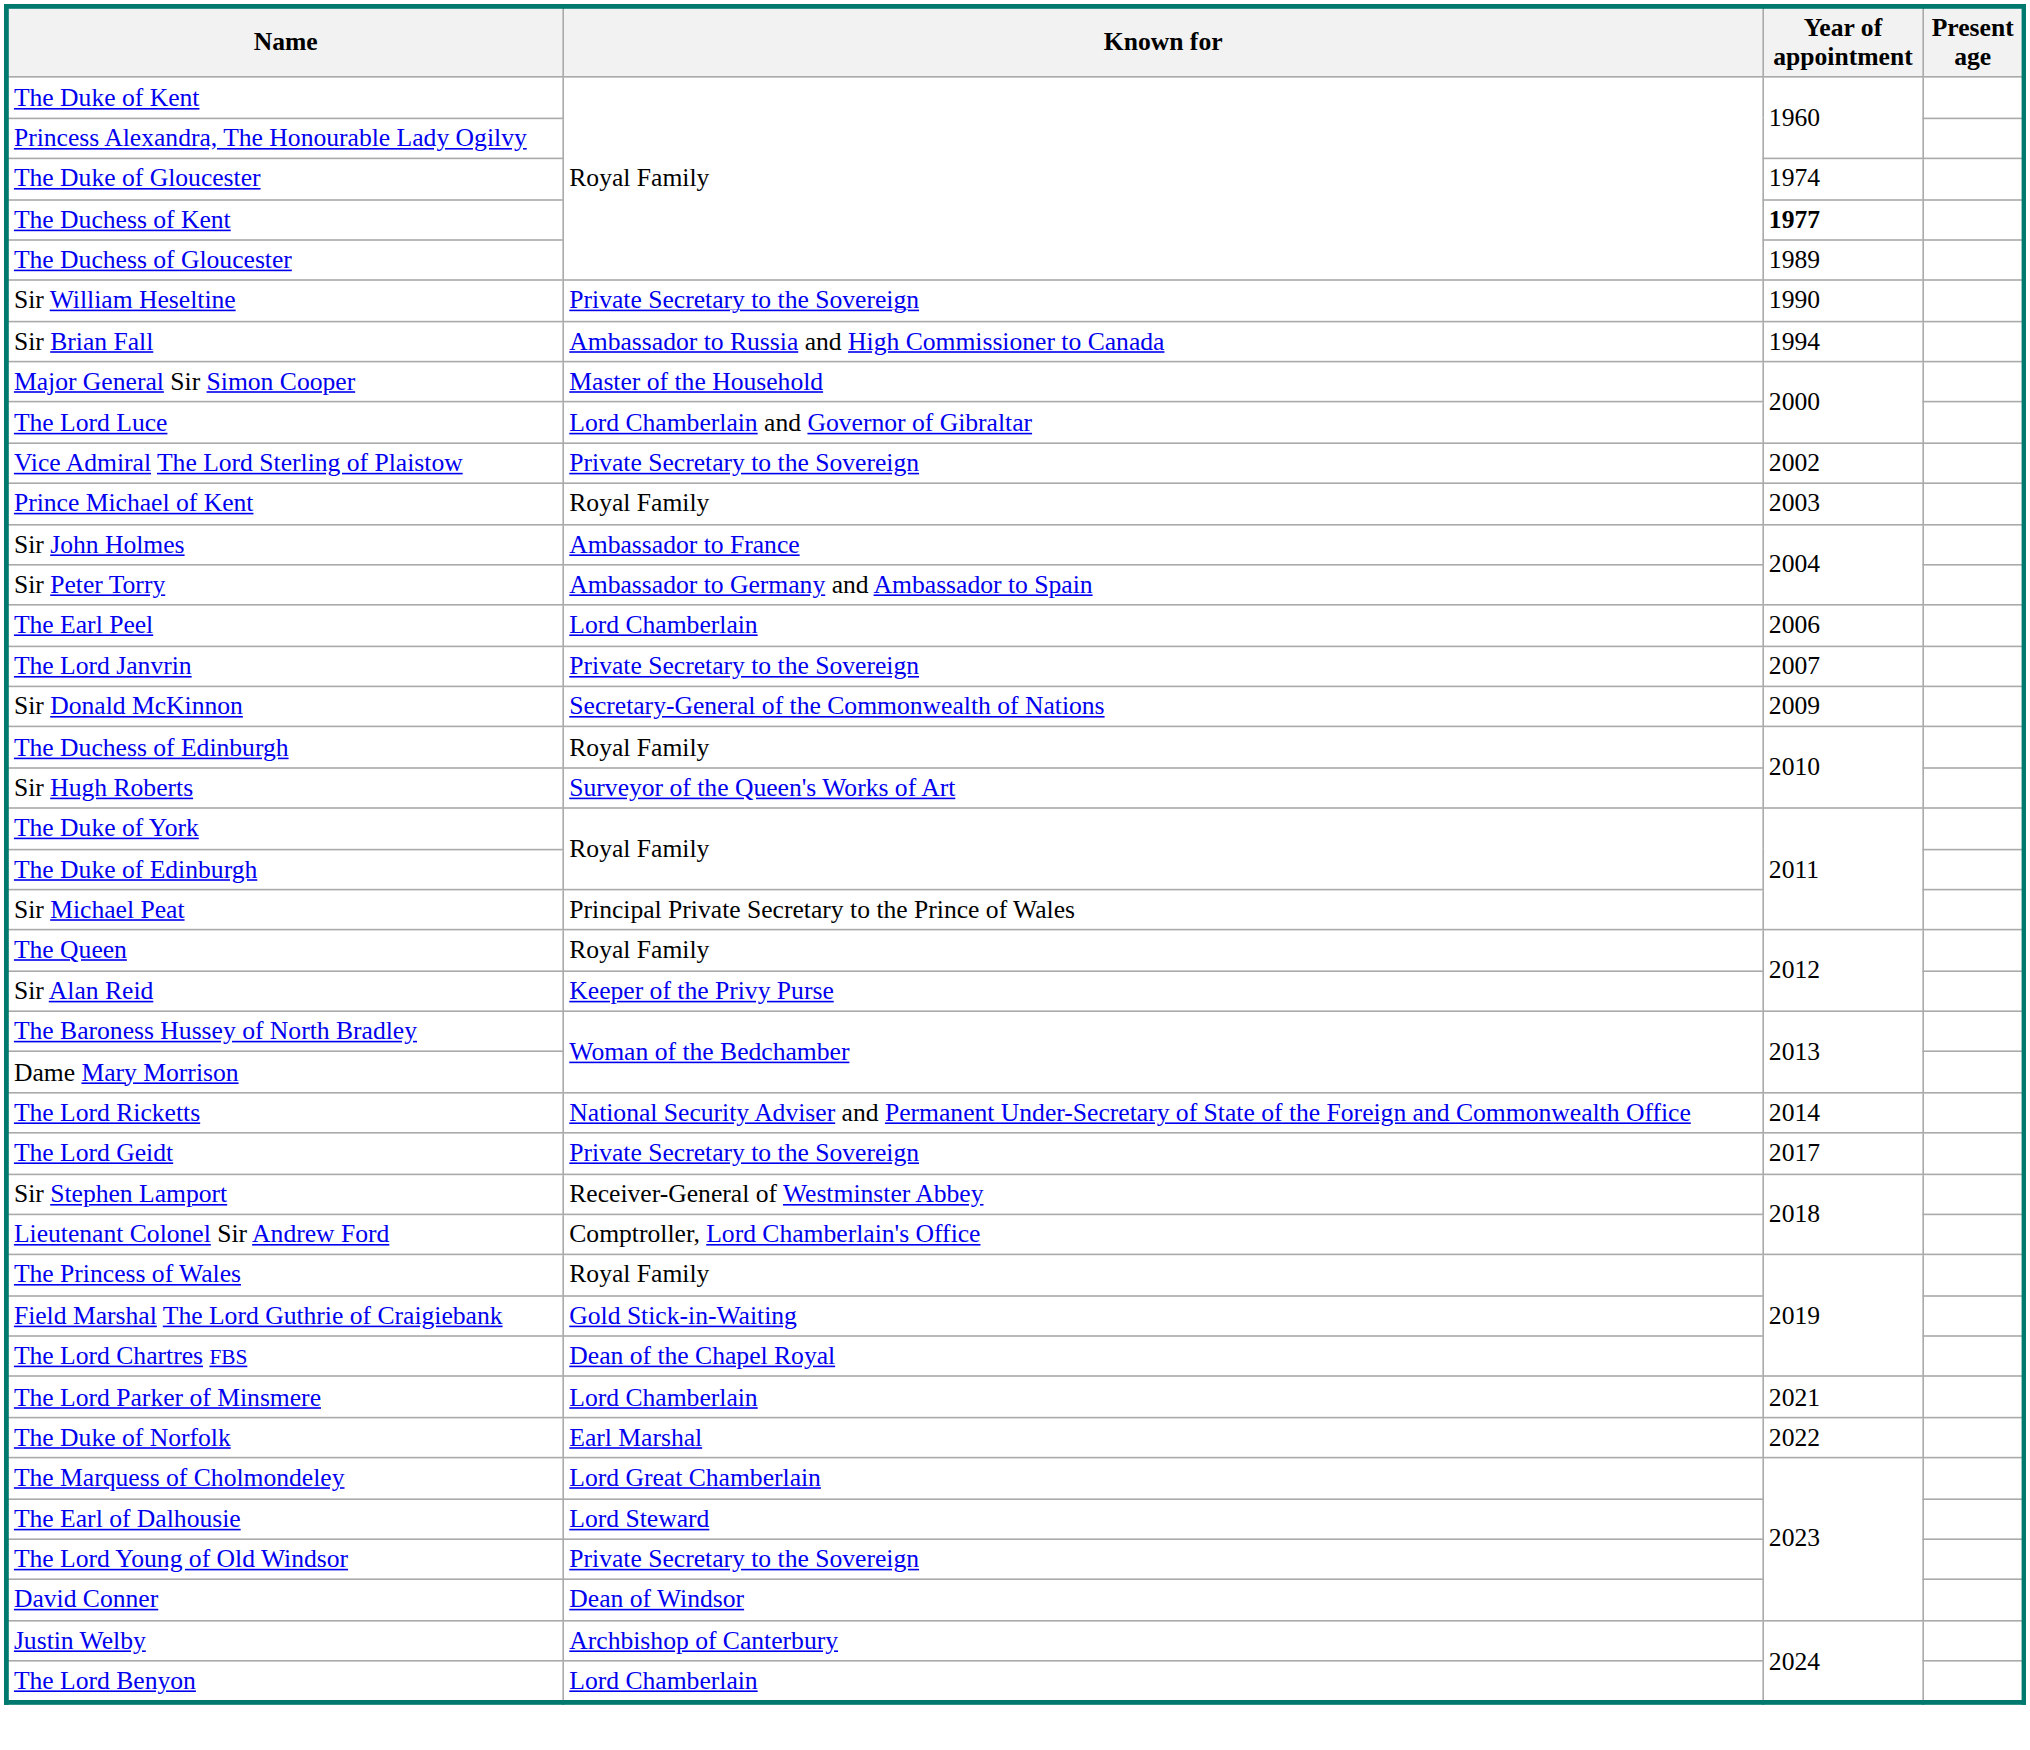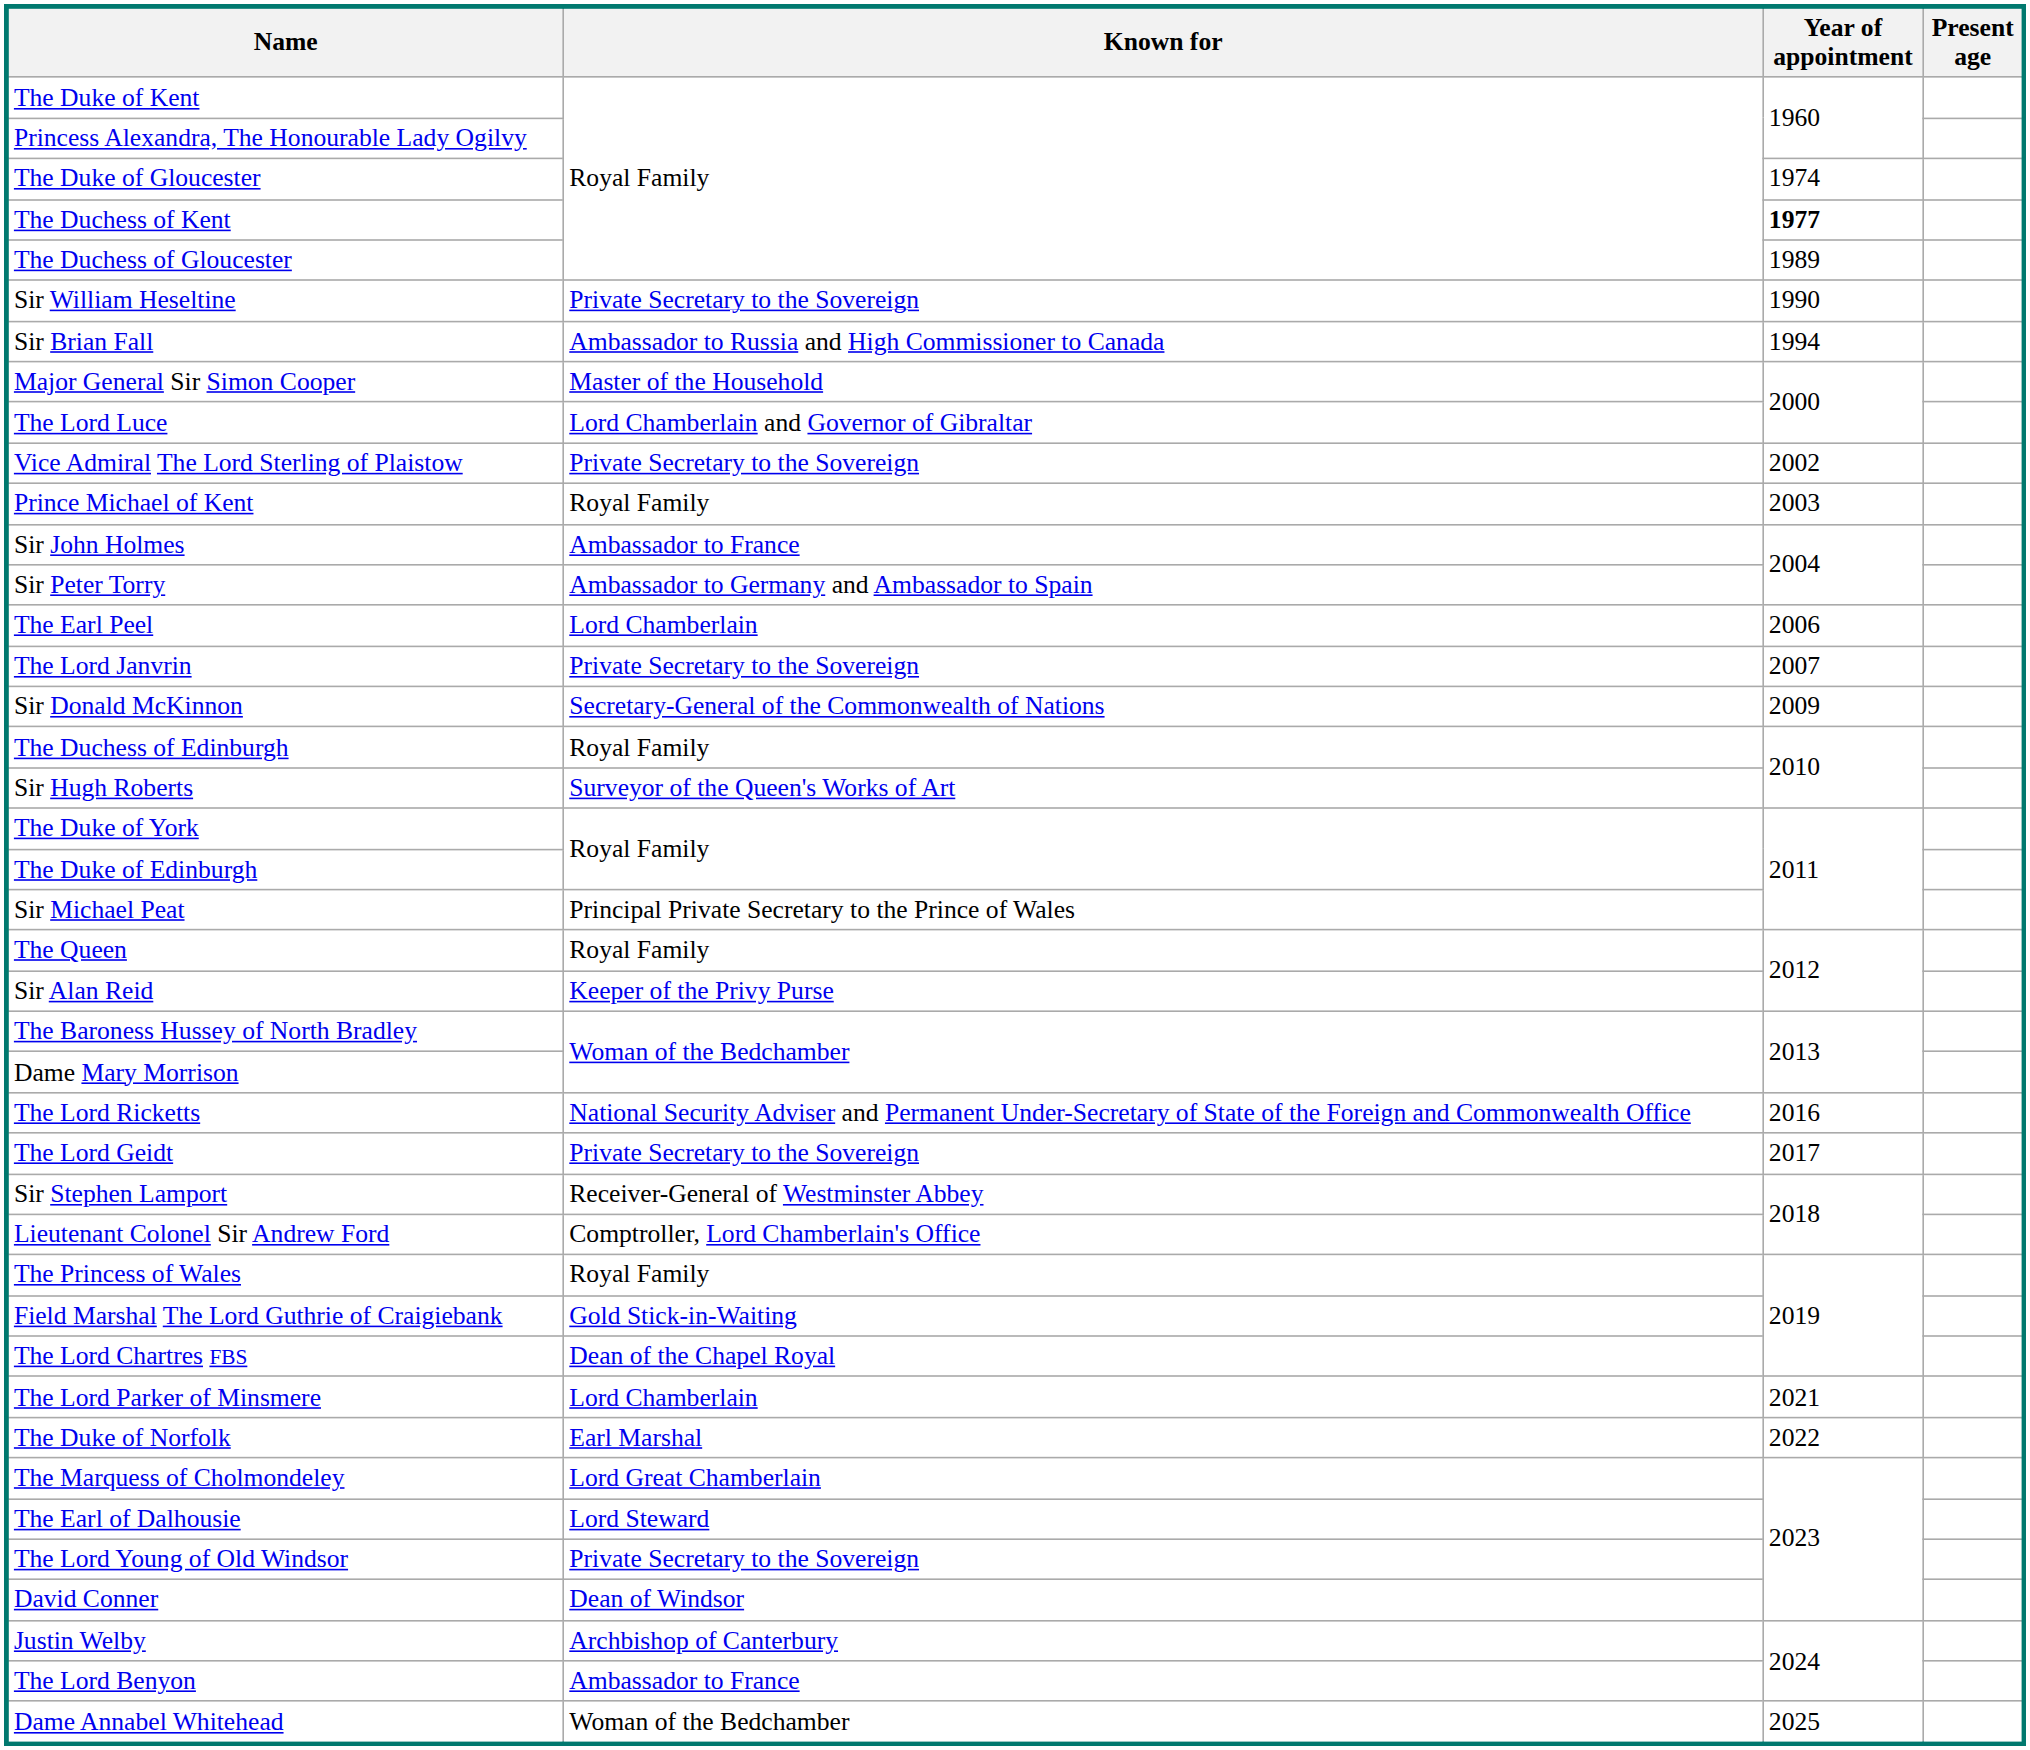(1794, 1112) 2014 -> (1794, 1112) 2016
(663, 1680) Lord Chamberlain -> (684, 1680) Ambassador to France
+ row: (149, 1721)
